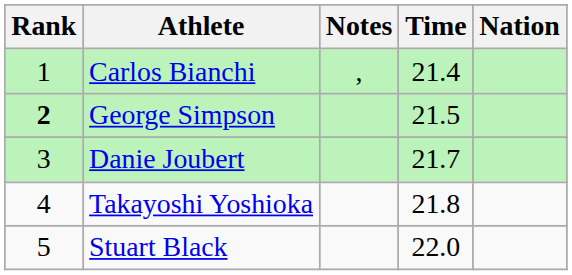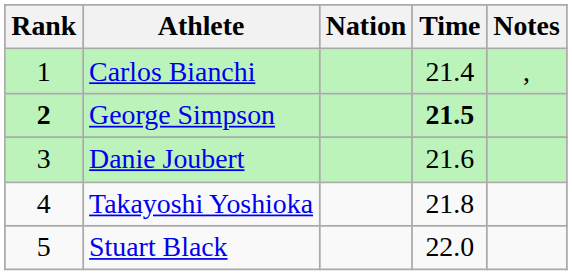columns swapped: (520, 26) <-> (359, 26)
(436, 114) normal -> (450, 114) bold
(436, 159) 21.7 -> (450, 159) 21.6
